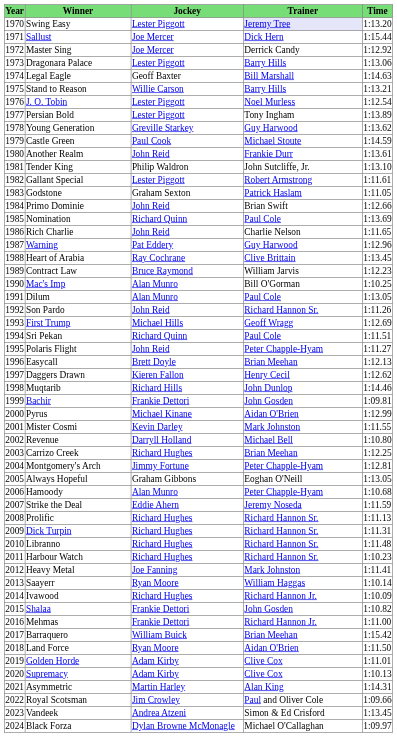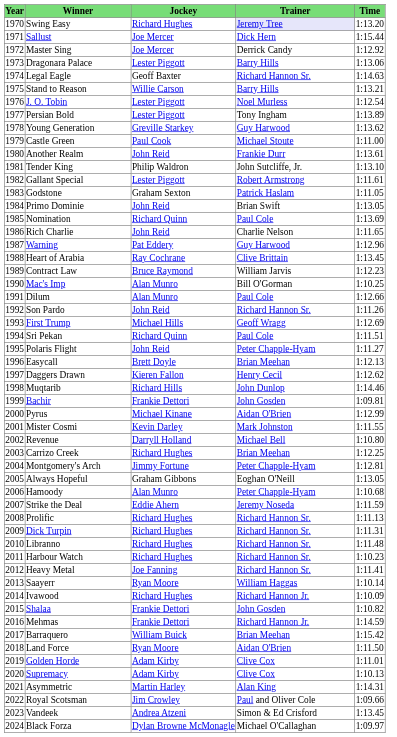(158, 24) Lester Piggott -> (162, 24) Richard Hughes
(269, 75) Bill Marshall -> (274, 75) Richard Hannon Sr.
(377, 140) 1:14.59 -> (370, 140) 1:11.00
(377, 205) 1:12.66 -> (370, 205) 1:13.05
(377, 296) 1:13.05 -> (370, 296) 1:12.66
(272, 569) Mark Johnston -> (274, 569) Richard Hannon Sr.
(377, 621) 1:11.00 -> (370, 621) 1:14.59
